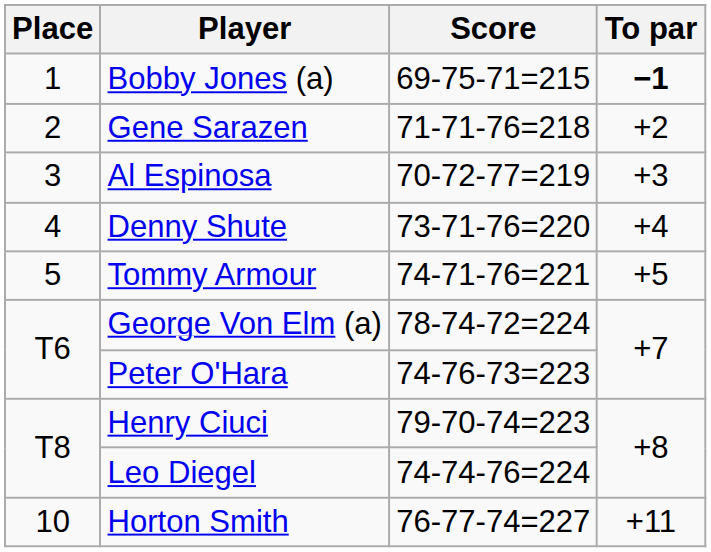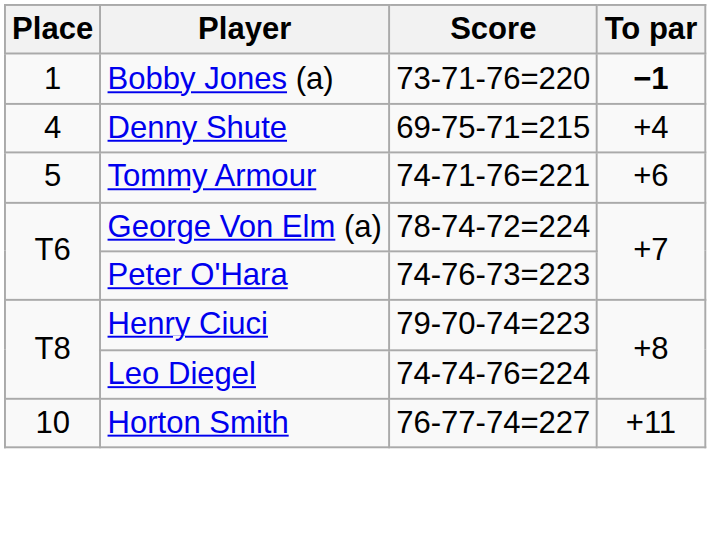(493, 78) 69-75-71=215 -> (493, 78) 73-71-76=220
- row: (208, 127)
- row: (190, 176)
(493, 226) 73-71-76=220 -> (493, 127) 69-75-71=215
(651, 275) +5 -> (651, 176) +6
